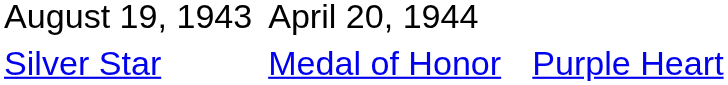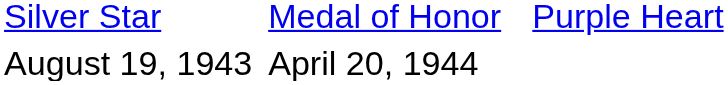rows swapped: (83, 63) <-> (128, 16)
